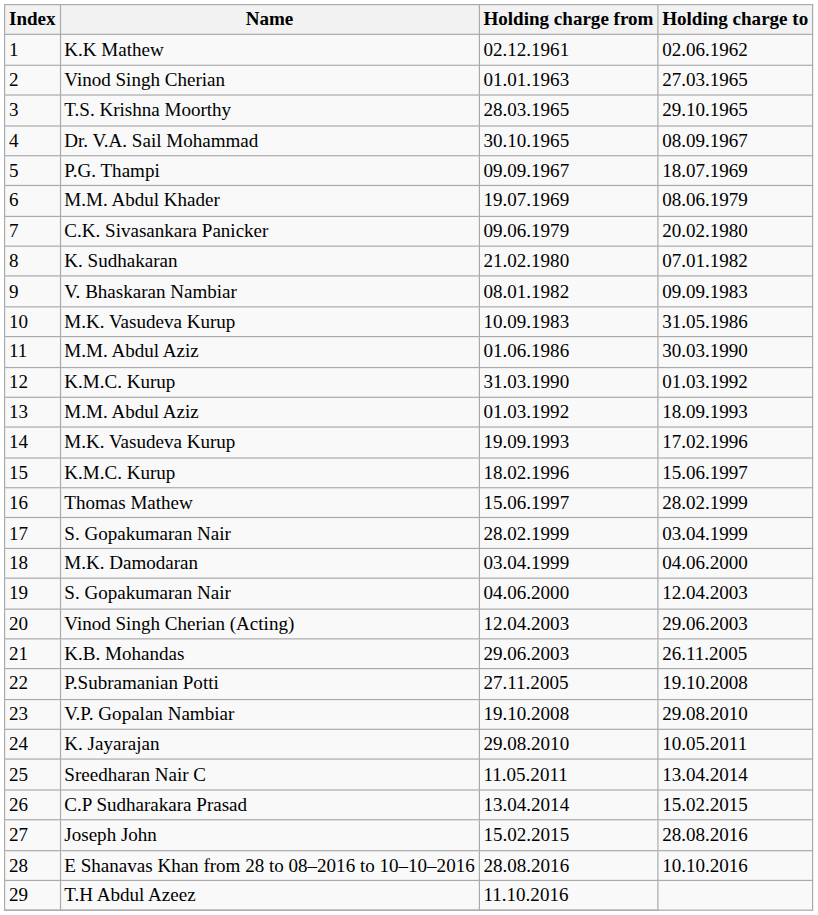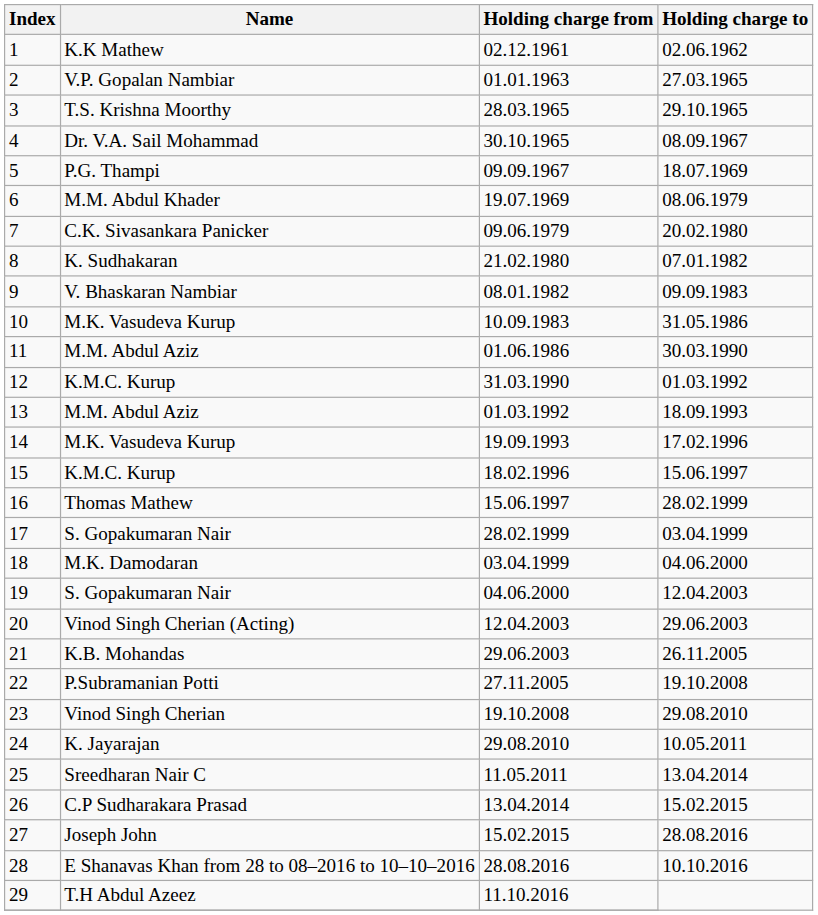(145, 79) Vinod Singh Cherian -> (149, 79) V.P. Gopalan Nambiar
(149, 714) V.P. Gopalan Nambiar -> (145, 714) Vinod Singh Cherian
